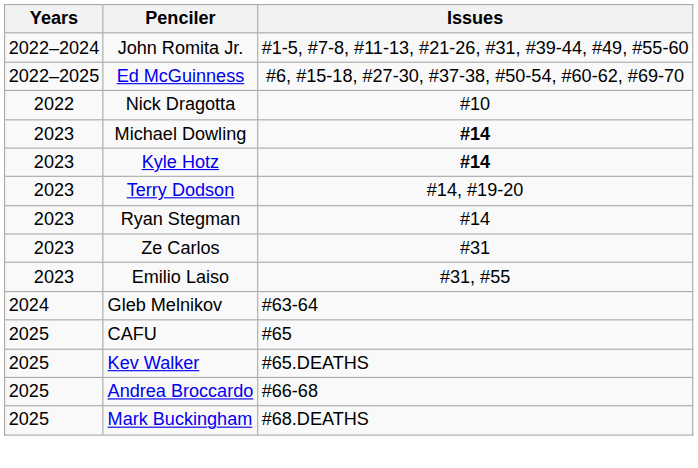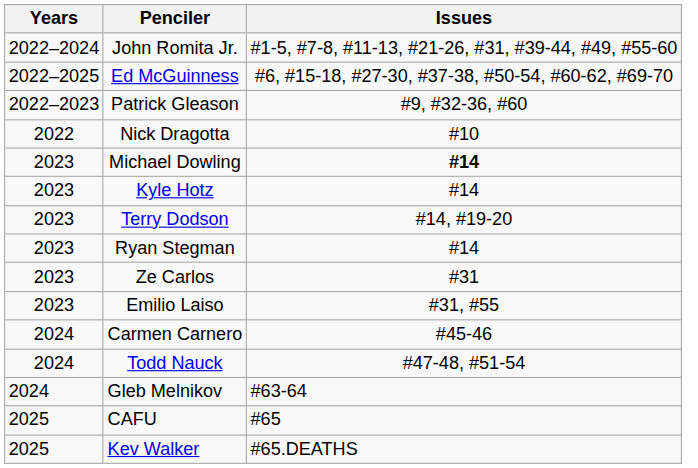+ row: (175, 104)
(475, 162) bold -> (464, 190) normal
+ row: (175, 334)
+ row: (175, 362)
- row: (180, 391)
- row: (180, 420)
